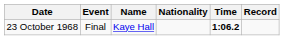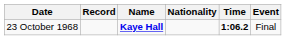columns swapped: (96, 12) <-> (260, 12)
(134, 27) normal -> (142, 27) bold
